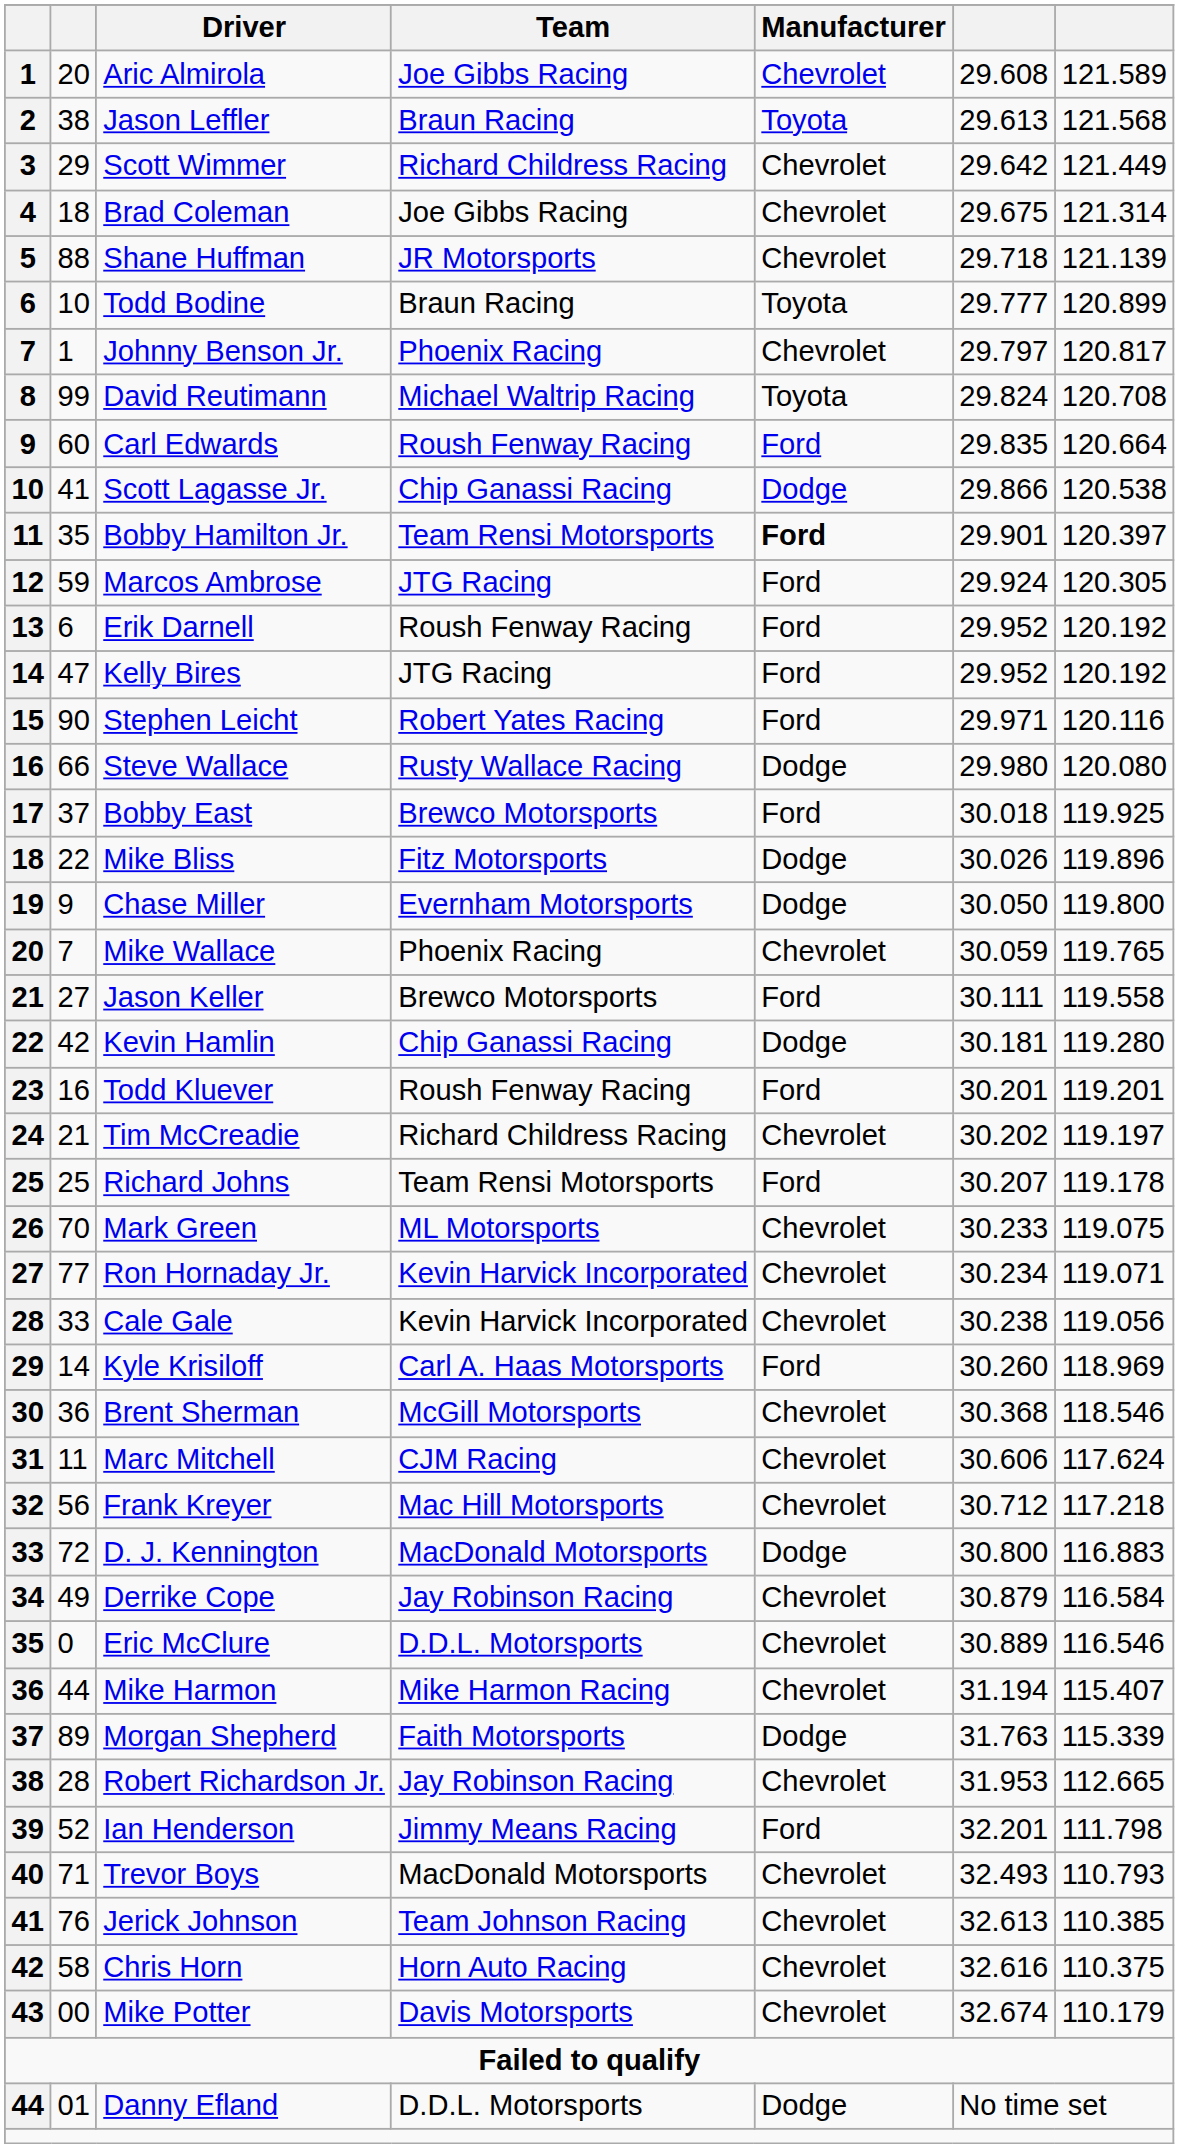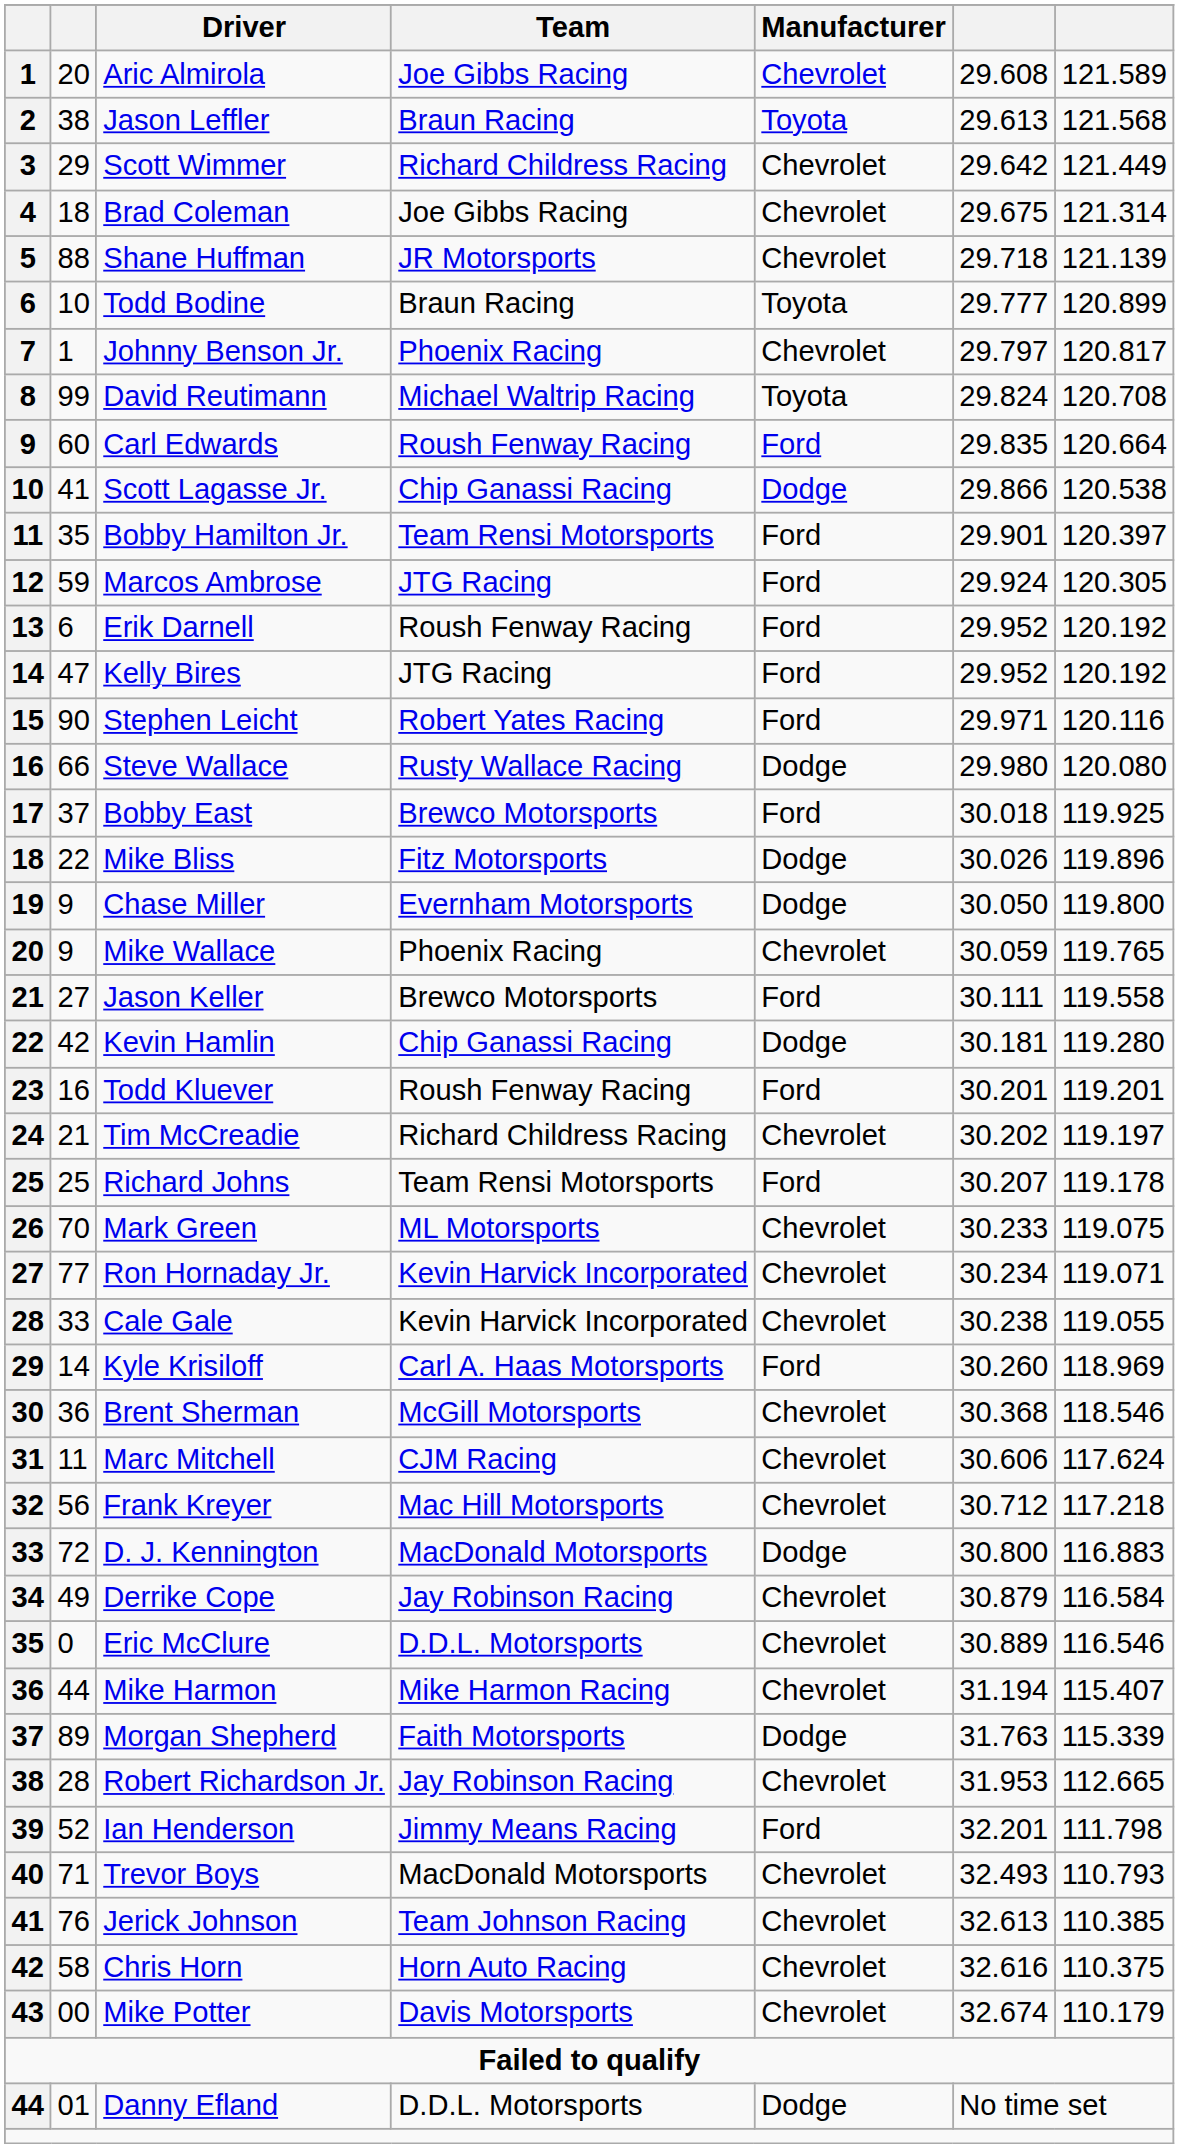(794, 535) bold -> (791, 535) normal
(66, 951) 7 -> (66, 951) 9
(1113, 1320) 119.056 -> (1113, 1320) 119.055
